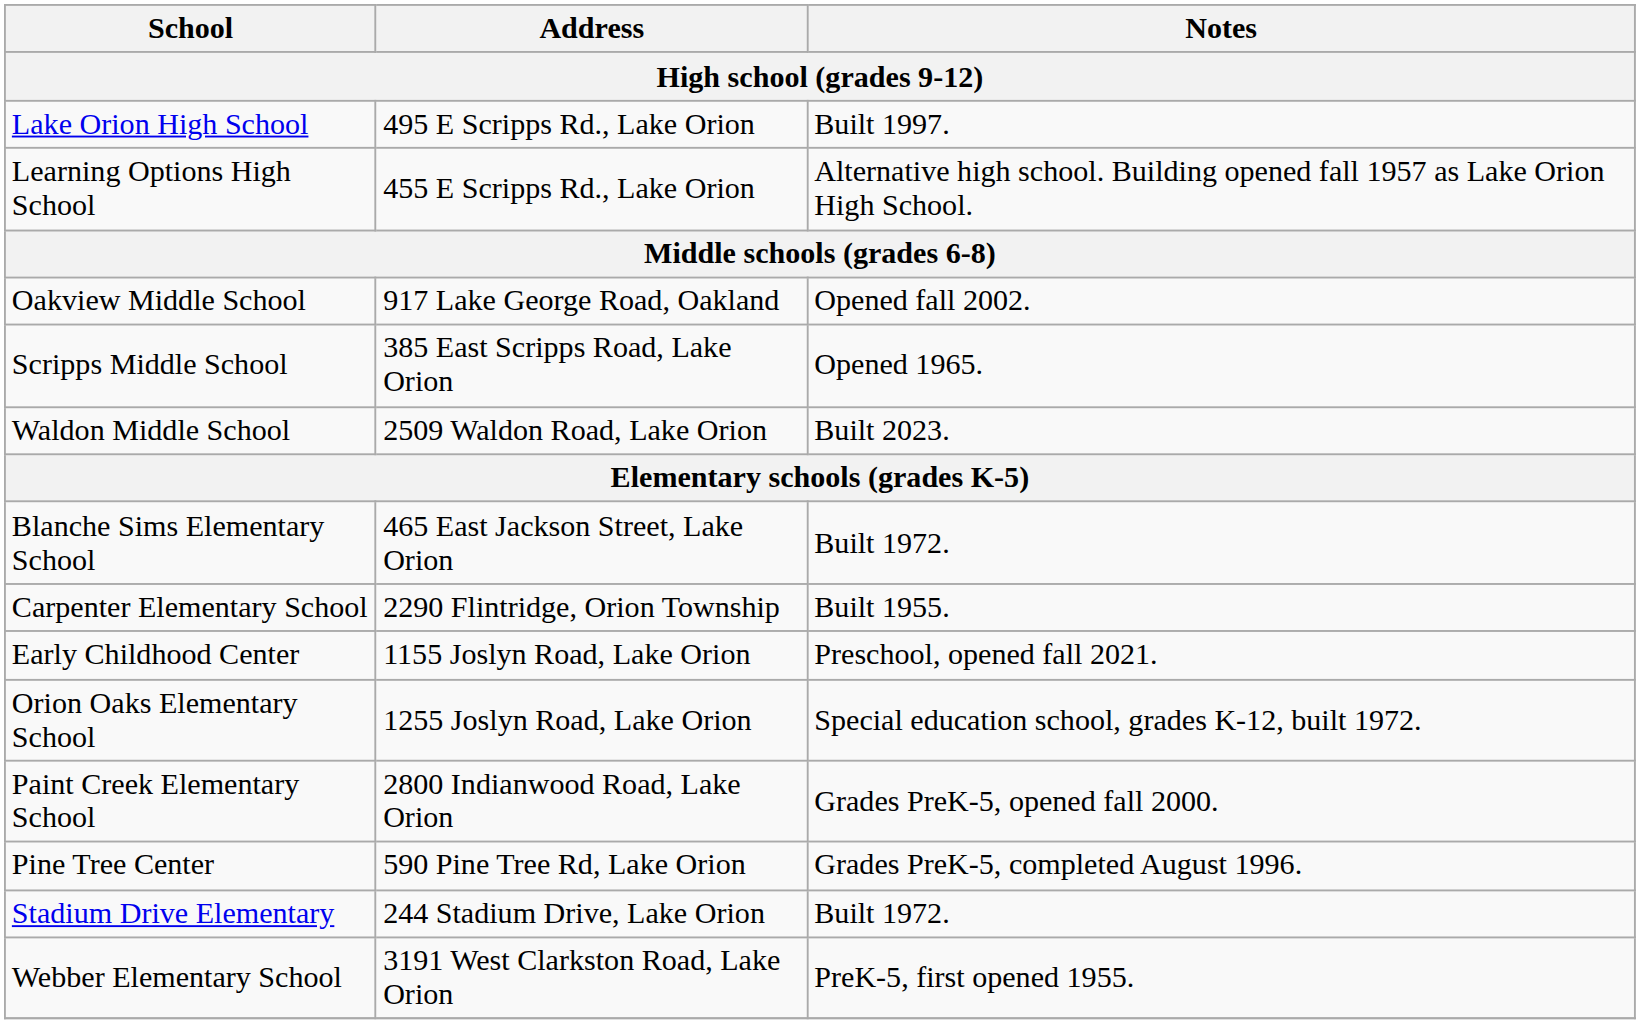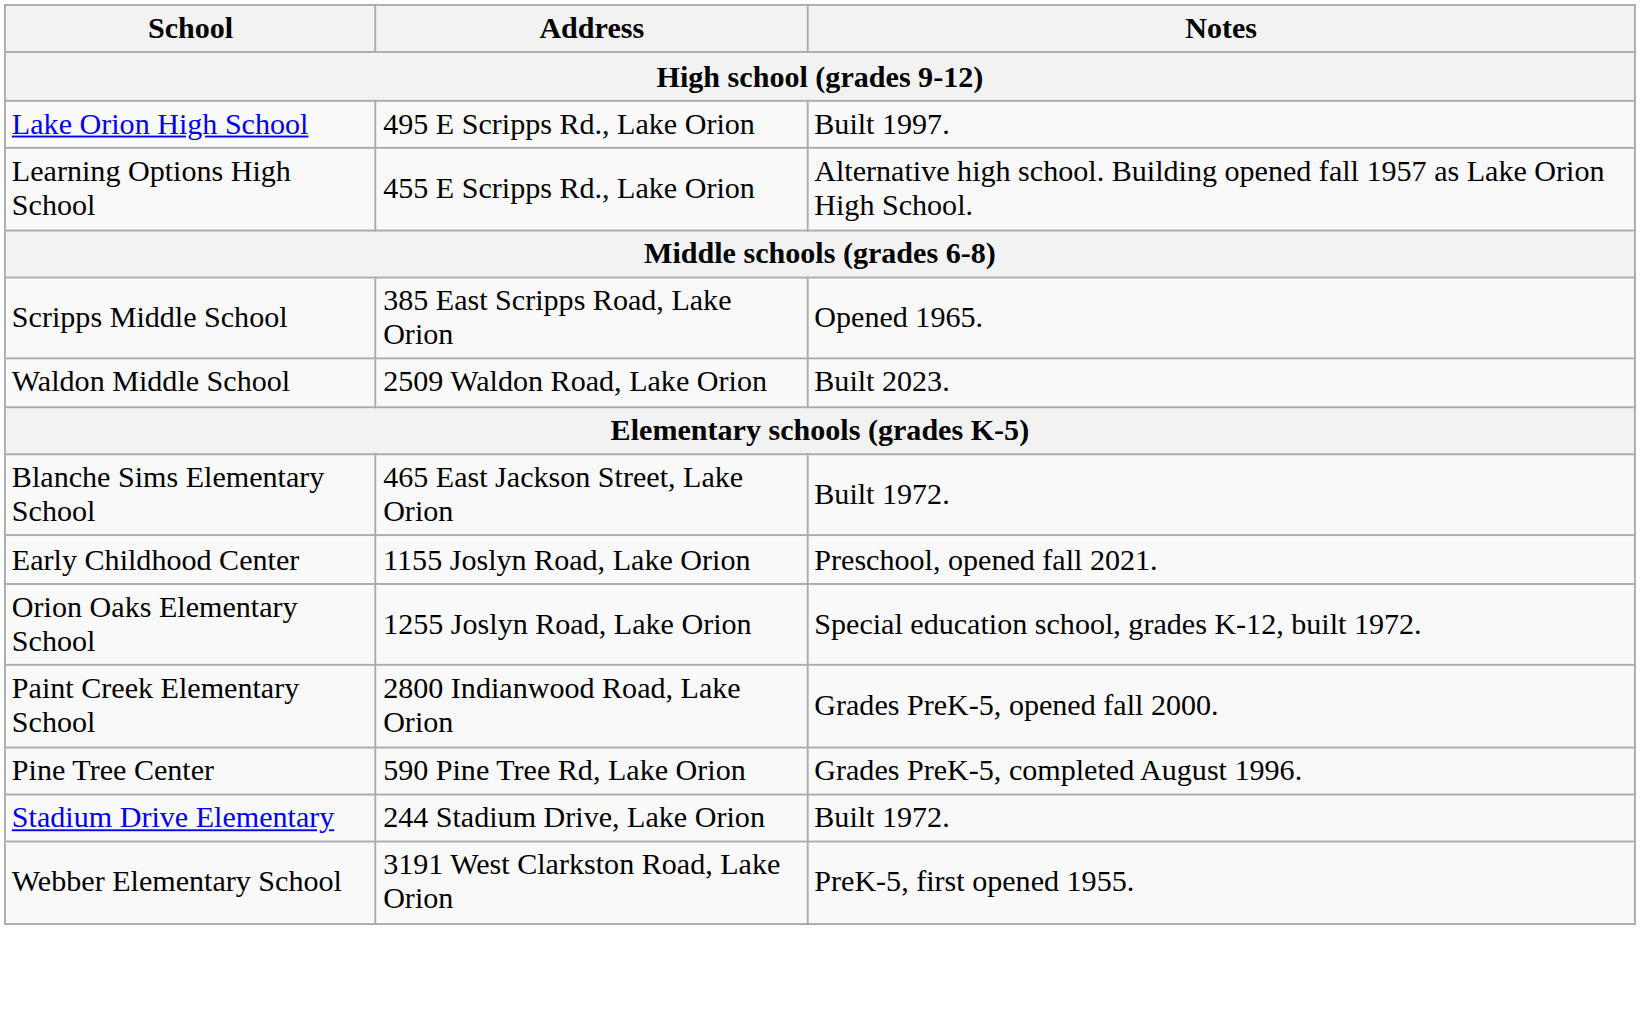- row: (159, 300)
- row: (190, 606)
